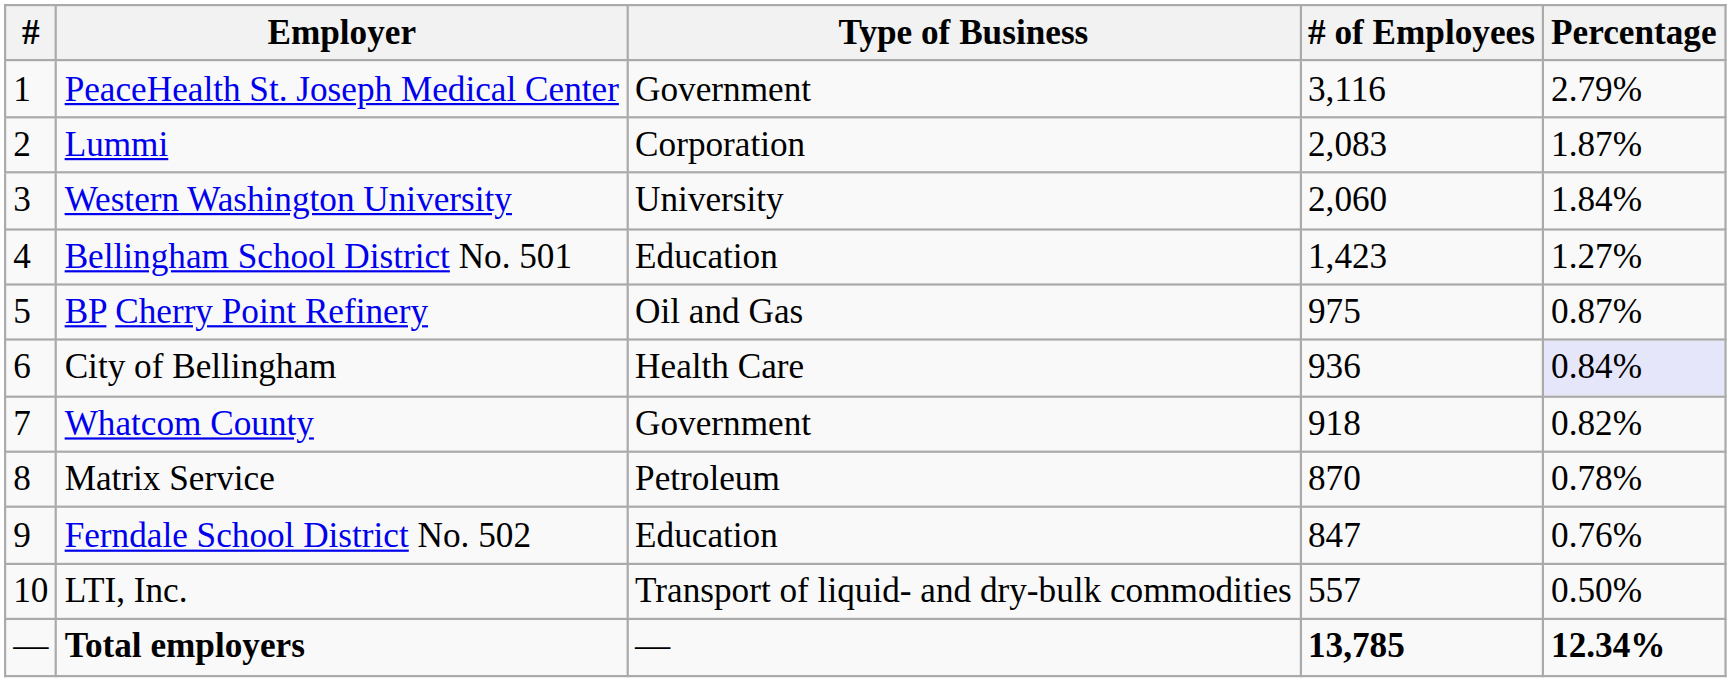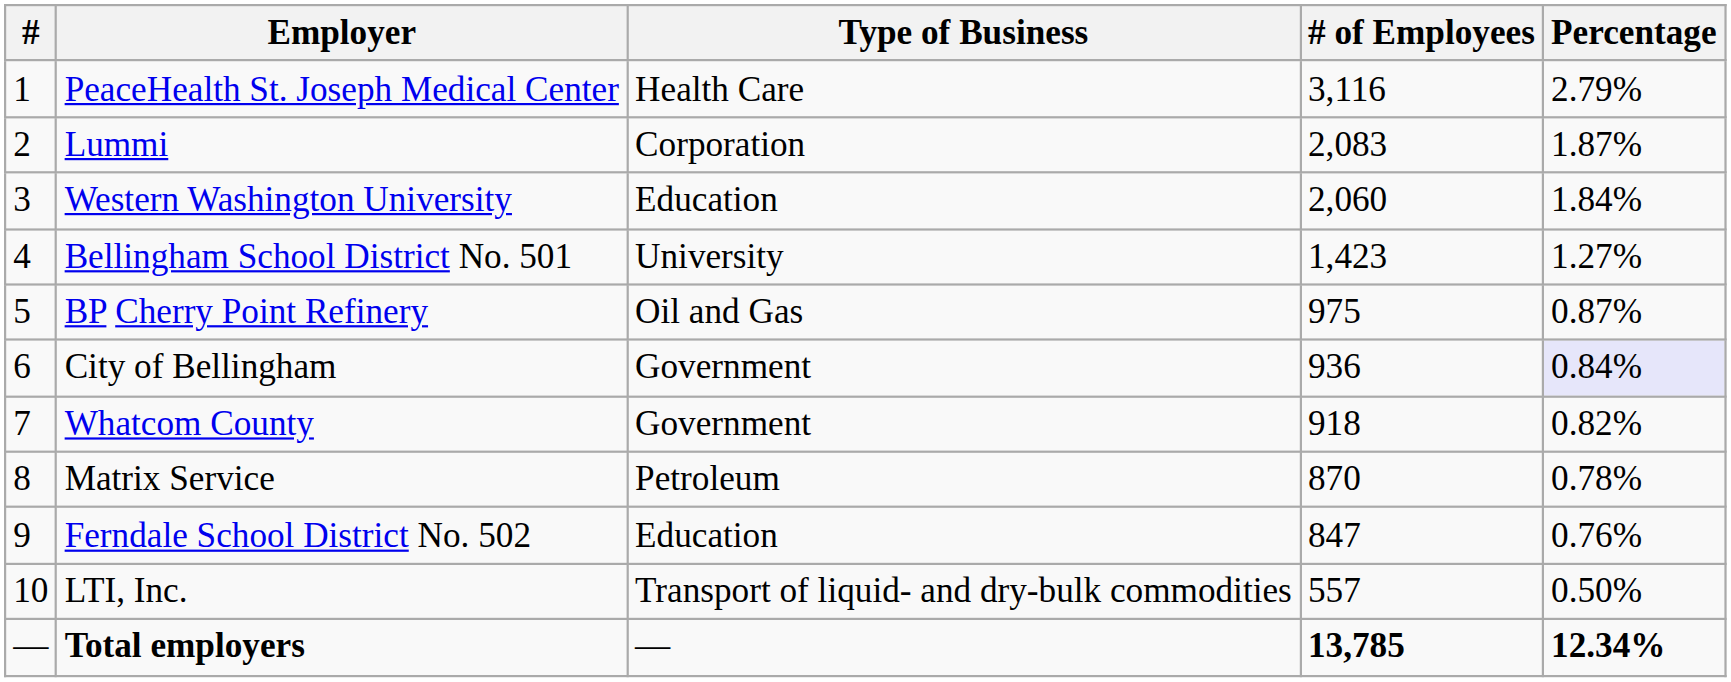(723, 88) Government -> (720, 88) Health Care
(709, 199) University -> (706, 199) Education
(706, 255) Education -> (709, 255) University
(720, 367) Health Care -> (723, 367) Government
